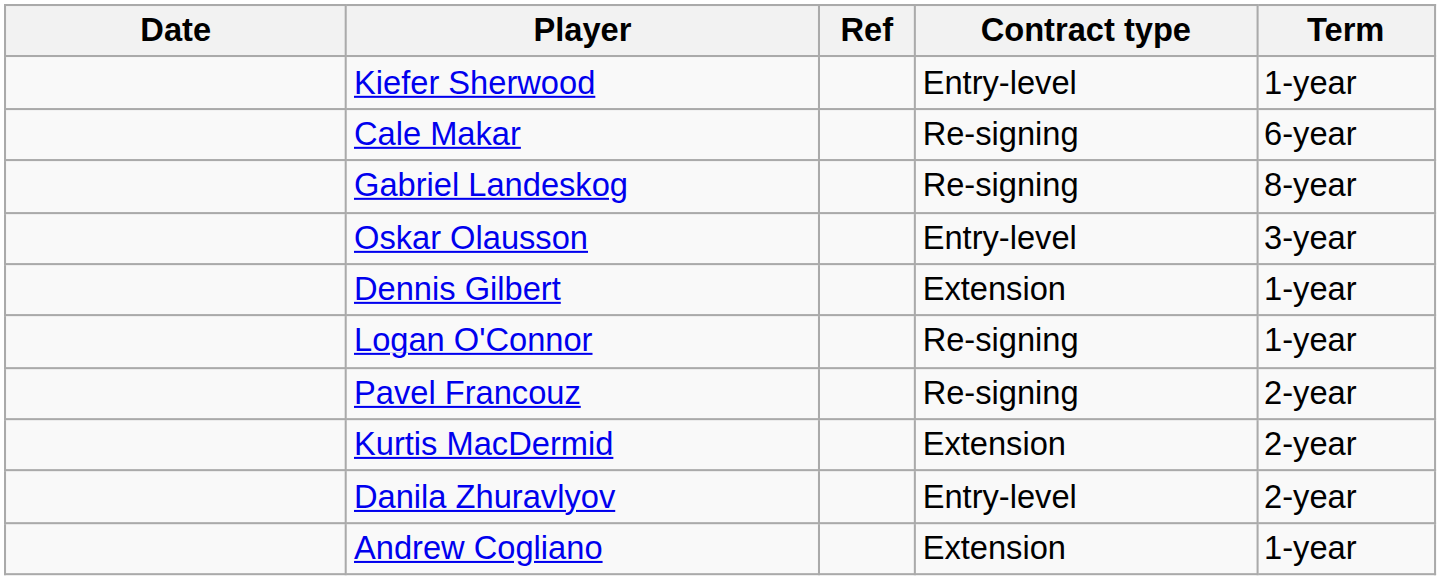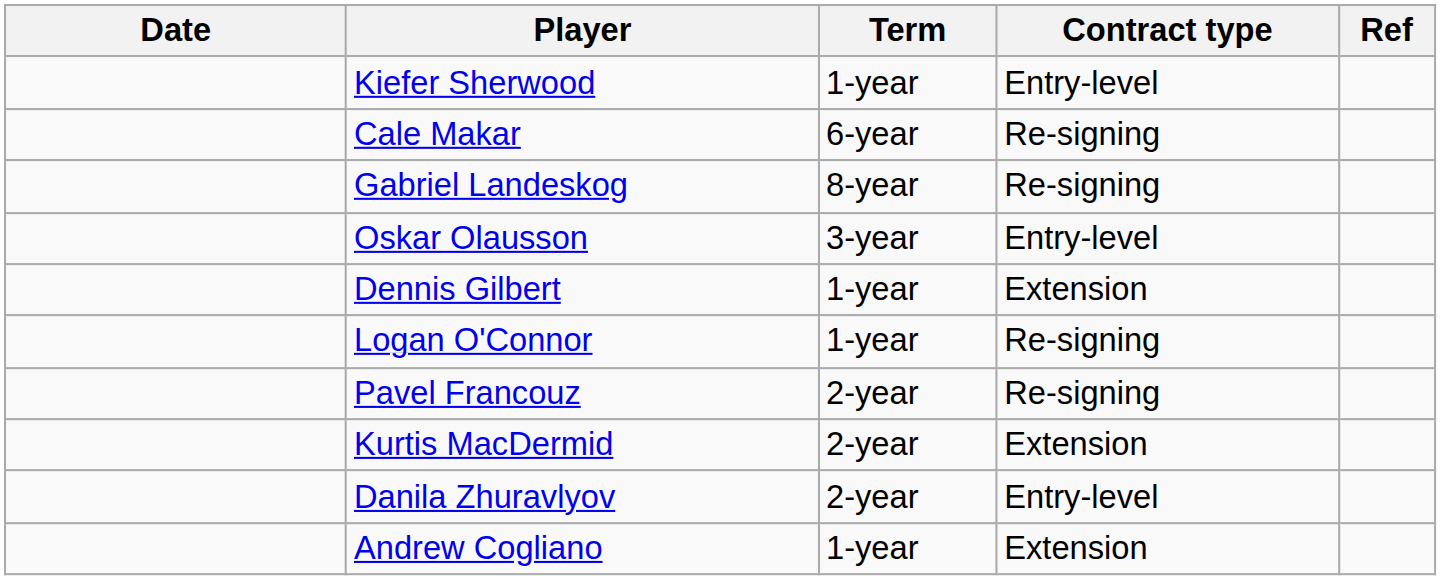columns swapped: (1346, 30) <-> (867, 30)
